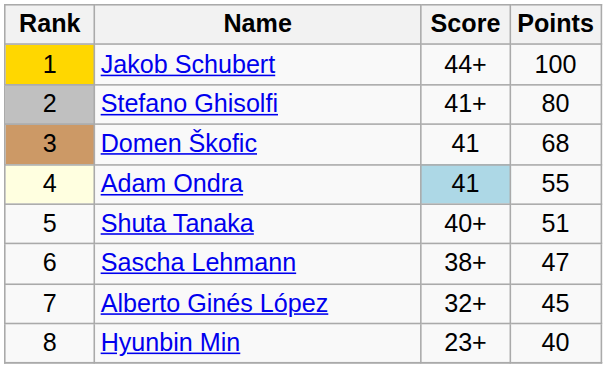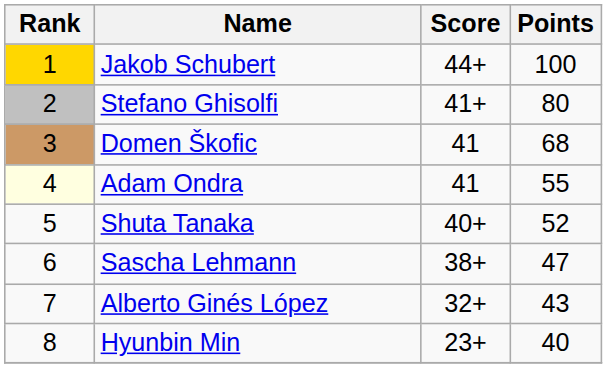(465, 183) lightblue background -> (465, 183) no background
(556, 223) 51 -> (556, 223) 52
(556, 303) 45 -> (556, 303) 43
